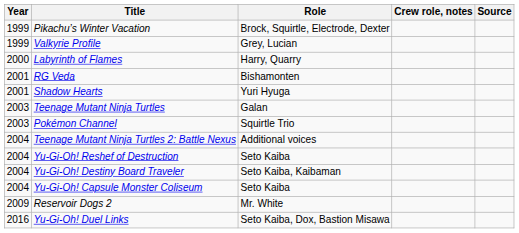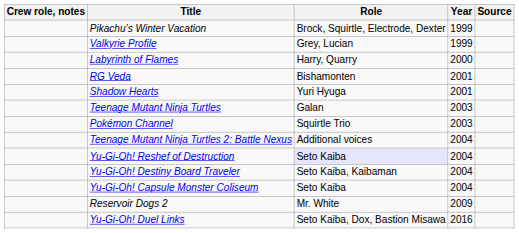columns swapped: (18, 12) <-> (434, 12)
(265, 156) no background -> (321, 156) lavender background
